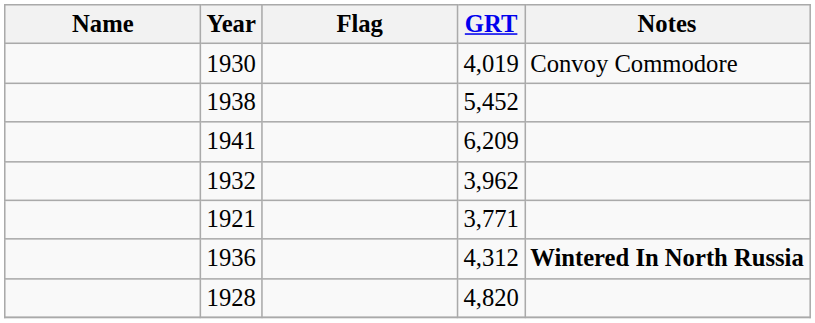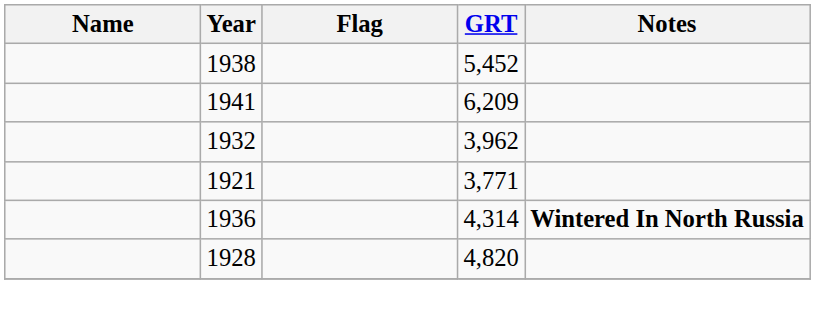- row: (231, 63)
(491, 258) 4,312 -> (491, 219) 4,314
